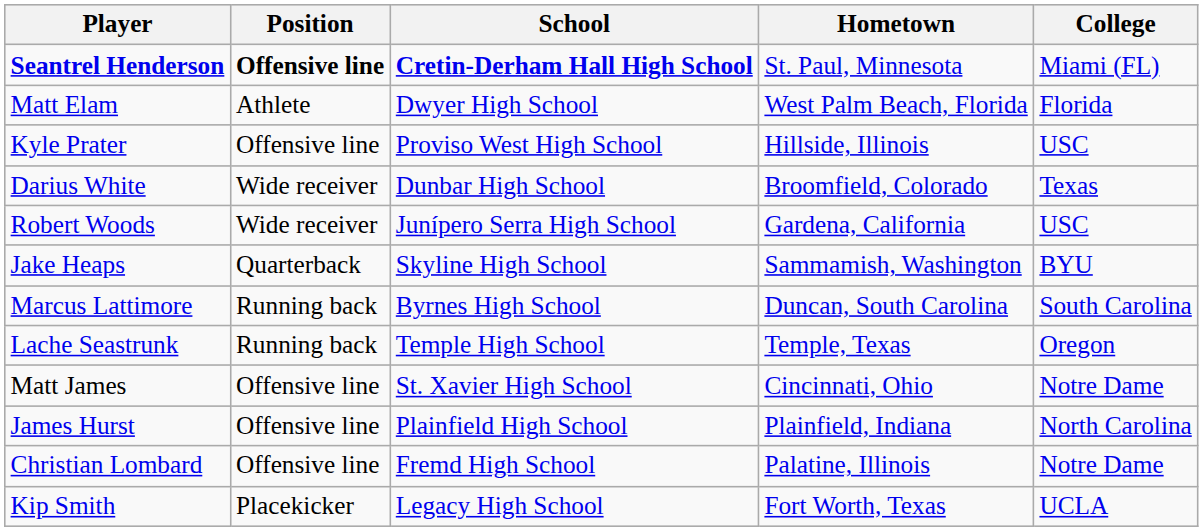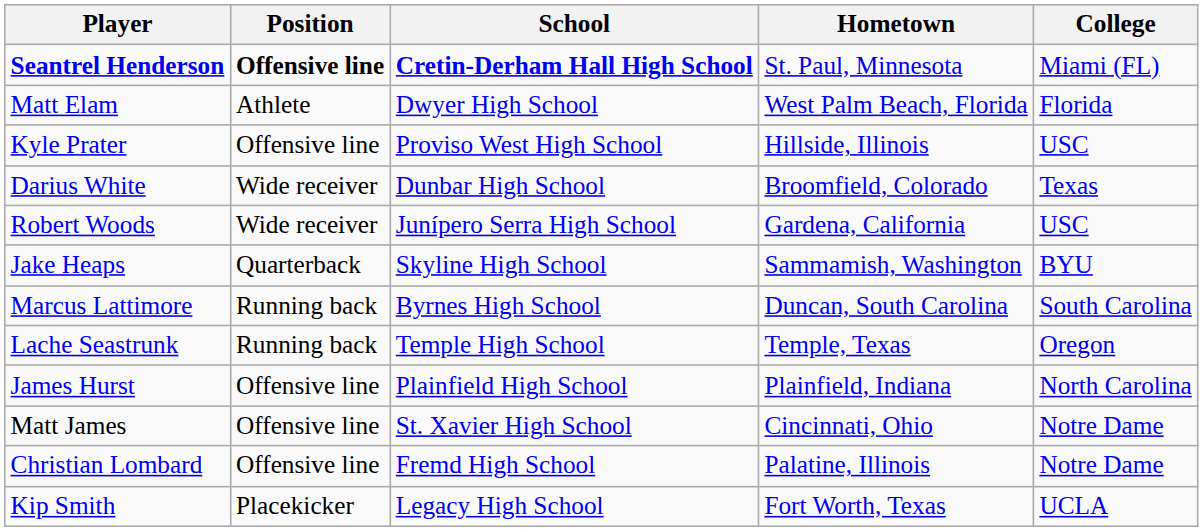rows swapped: (73, 425) <-> (69, 385)
